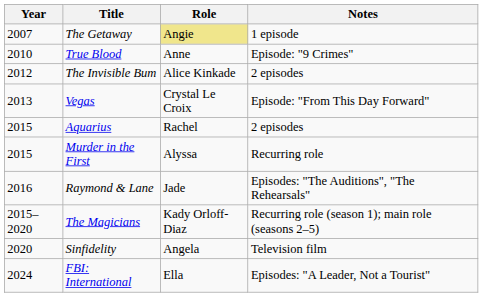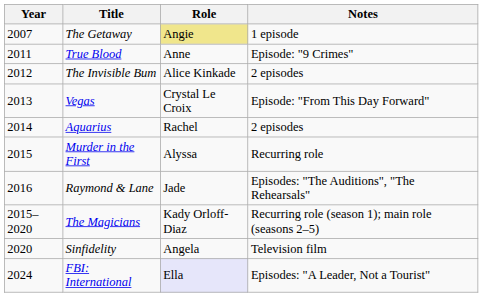(20, 53) 2010 -> (20, 53) 2011
(20, 127) 2015 -> (20, 127) 2014
(173, 275) no background -> (173, 275) lavender background
